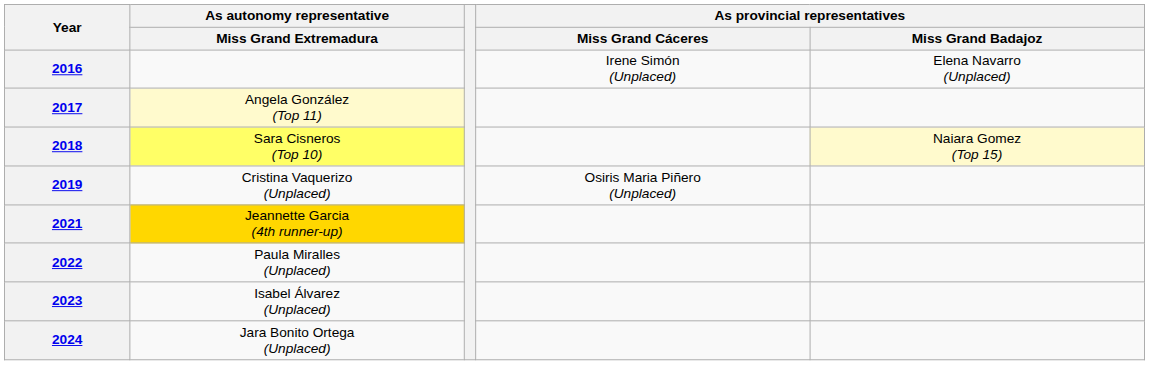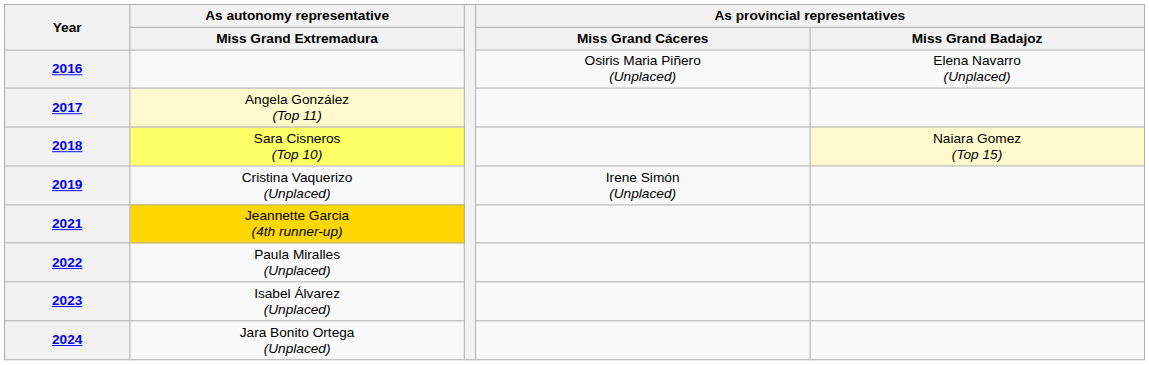(643, 69) Irene Simón (Unplaced) -> (643, 69) Osiris Maria Piñero (Unplaced)
(643, 185) Osiris Maria Piñero (Unplaced) -> (643, 185) Irene Simón (Unplaced)
